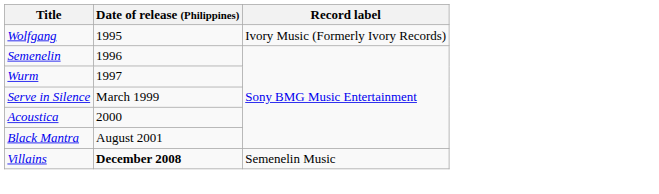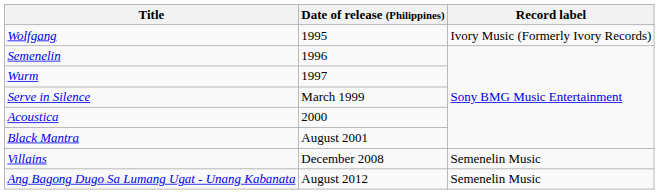(139, 158) bold -> (343, 158) normal
+ row: (151, 179)
